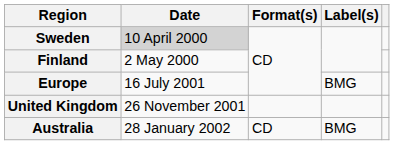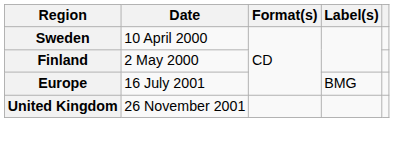(166, 38) lightgrey background -> (166, 38) no background
- row: (63, 128)
